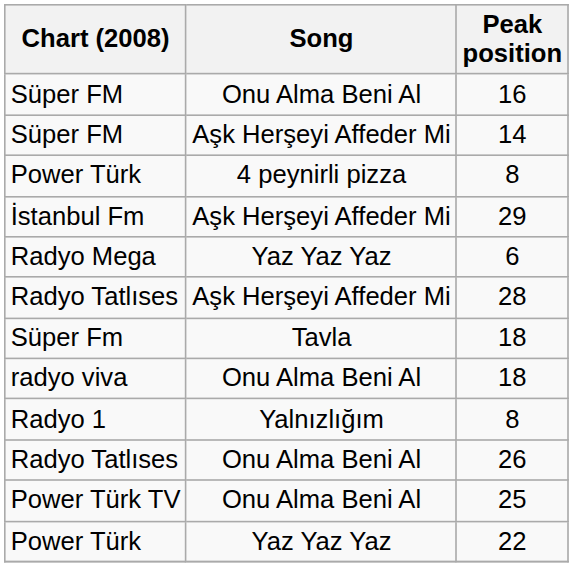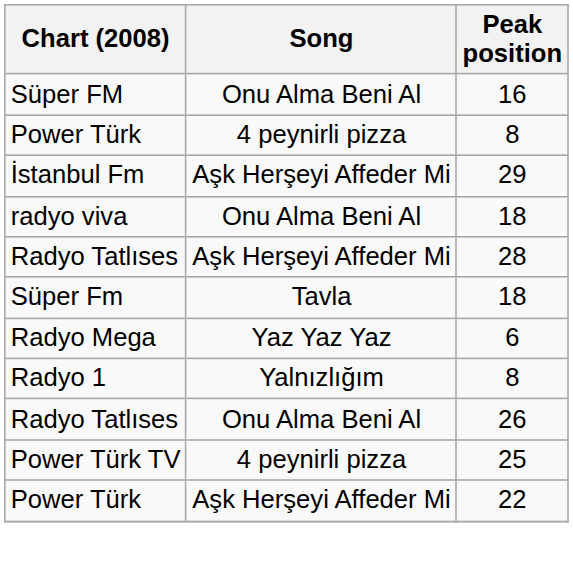- row: (67, 134)
rows swapped: (69, 378) <-> (83, 256)
(322, 500) Onu Alma Beni Al -> (322, 459) 4 peynirli pizza
(322, 540) Yaz Yaz Yaz -> (322, 500) Aşk Herşeyi Affeder Mi
